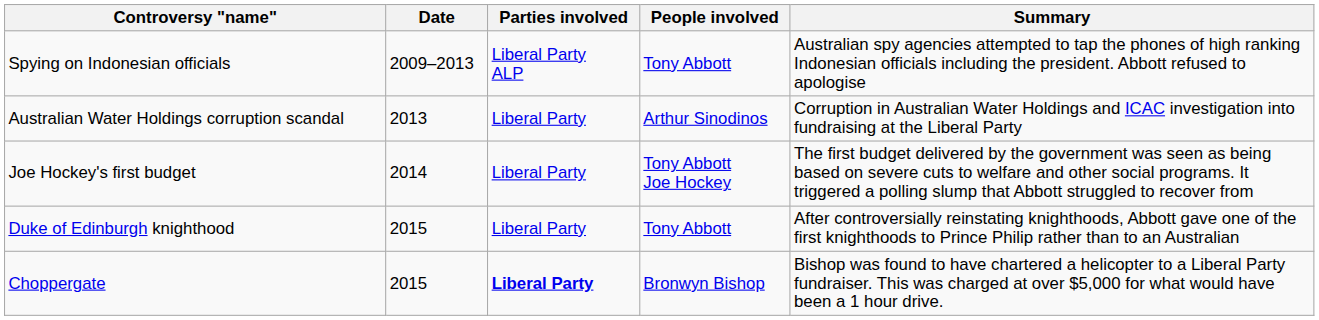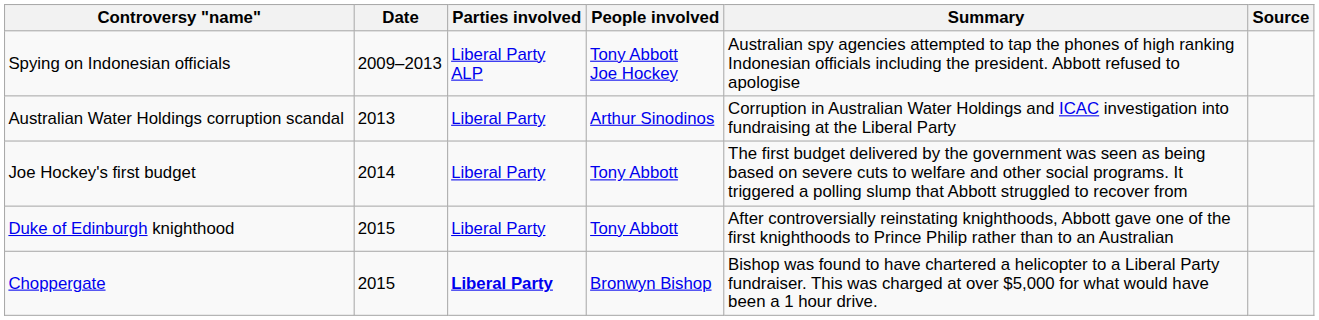+ column: (1281, 17)
(687, 63) Tony Abbott -> (634, 63) Tony Abbott Joe Hockey
(687, 173) Tony Abbott Joe Hockey -> (634, 173) Tony Abbott
